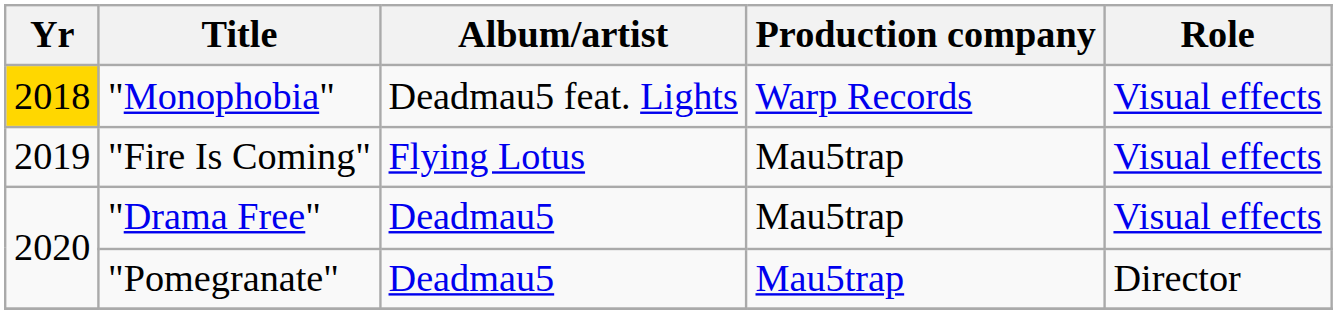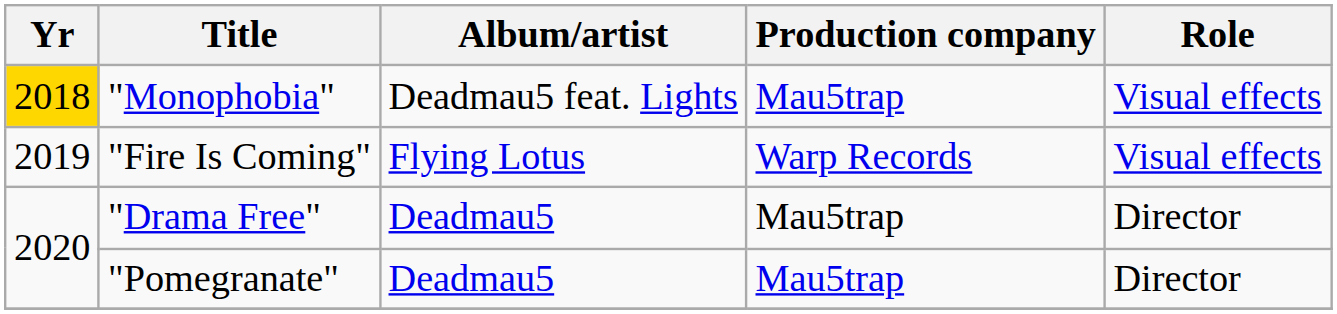(864, 95) Warp Records -> (830, 95) Mau5trap
(830, 156) Mau5trap -> (864, 156) Warp Records
(1218, 216) Visual effects -> (1177, 216) Director
